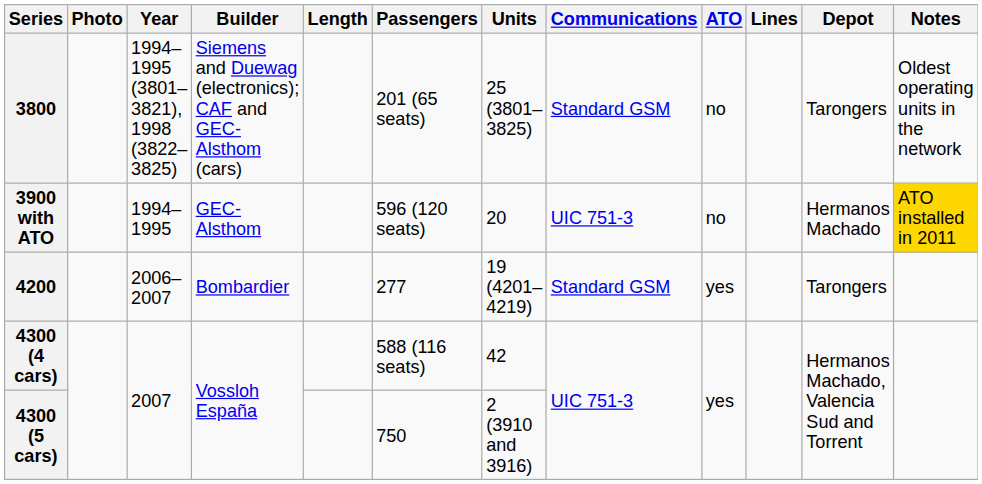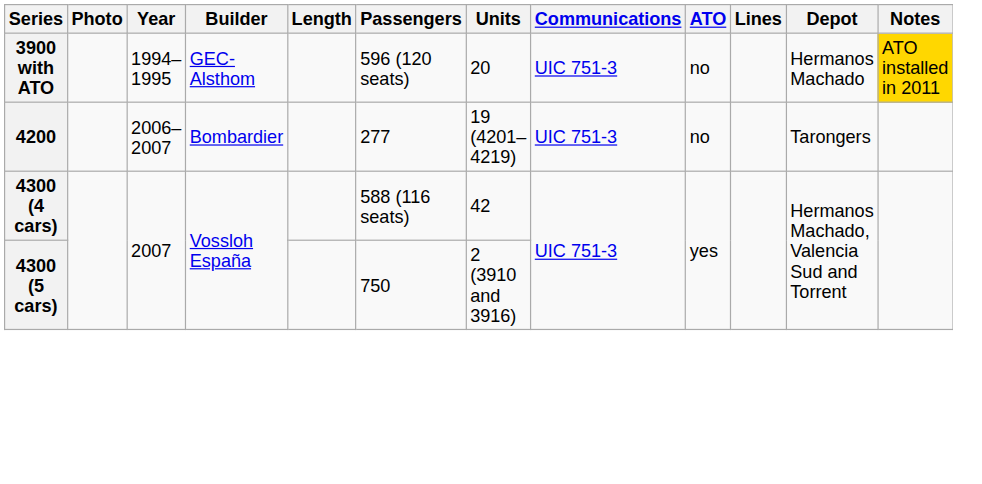- row: (36, 108)
(611, 287) Standard GSM -> (576, 137) UIC 751-3
(720, 287) yes -> (700, 137) no
